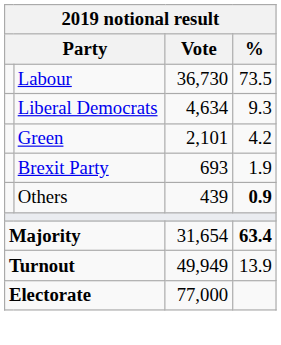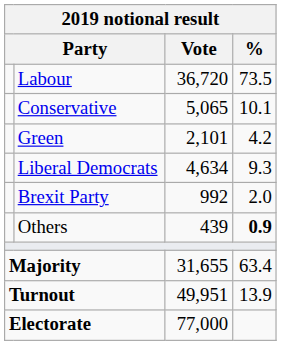(202, 78) 36,730 -> (202, 78) 36,720
+ row: (67, 108)
rows swapped: (88, 108) <-> (41, 138)
(214, 167) 693 -> (214, 197) 992
(260, 167) 1.9 -> (260, 197) 2.0
(202, 235) 31,654 -> (202, 265) 31,655
(255, 235) bold -> (255, 265) normal
(202, 265) 49,949 -> (202, 295) 49,951
